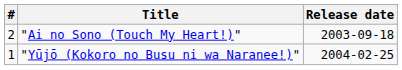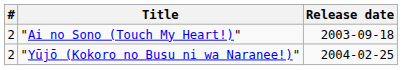(11, 54) 1 -> (11, 54) 2
